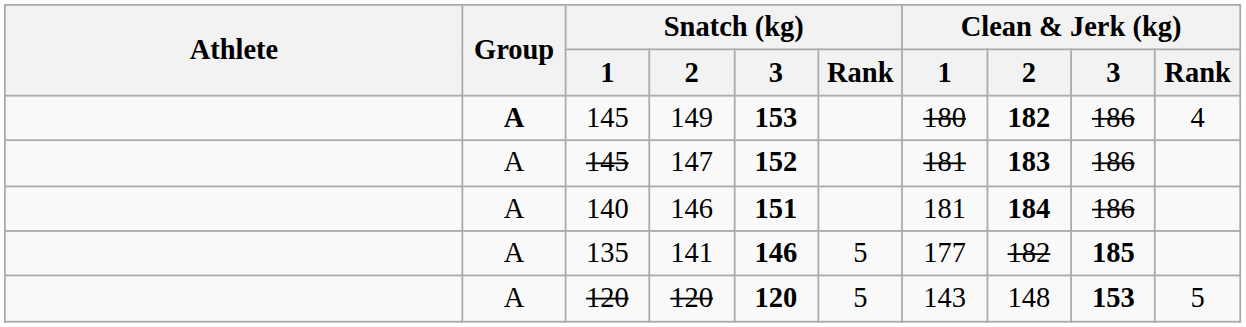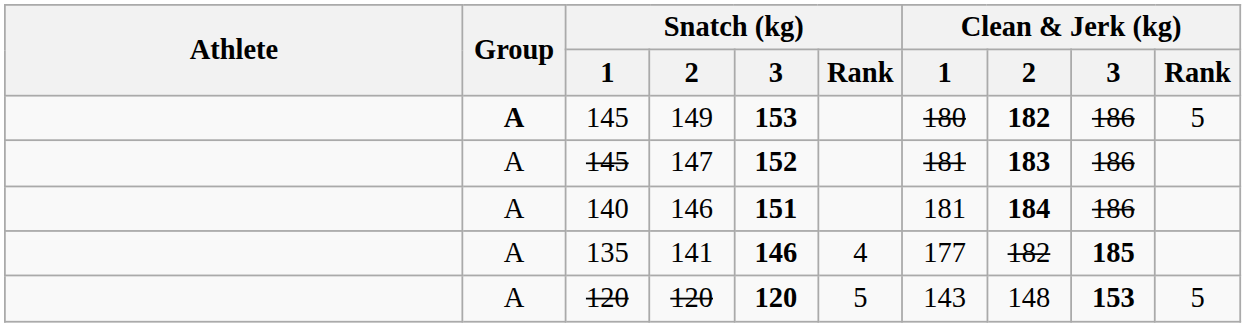(1198, 117) 4 -> (1198, 117) 5
(860, 252) 5 -> (860, 252) 4
